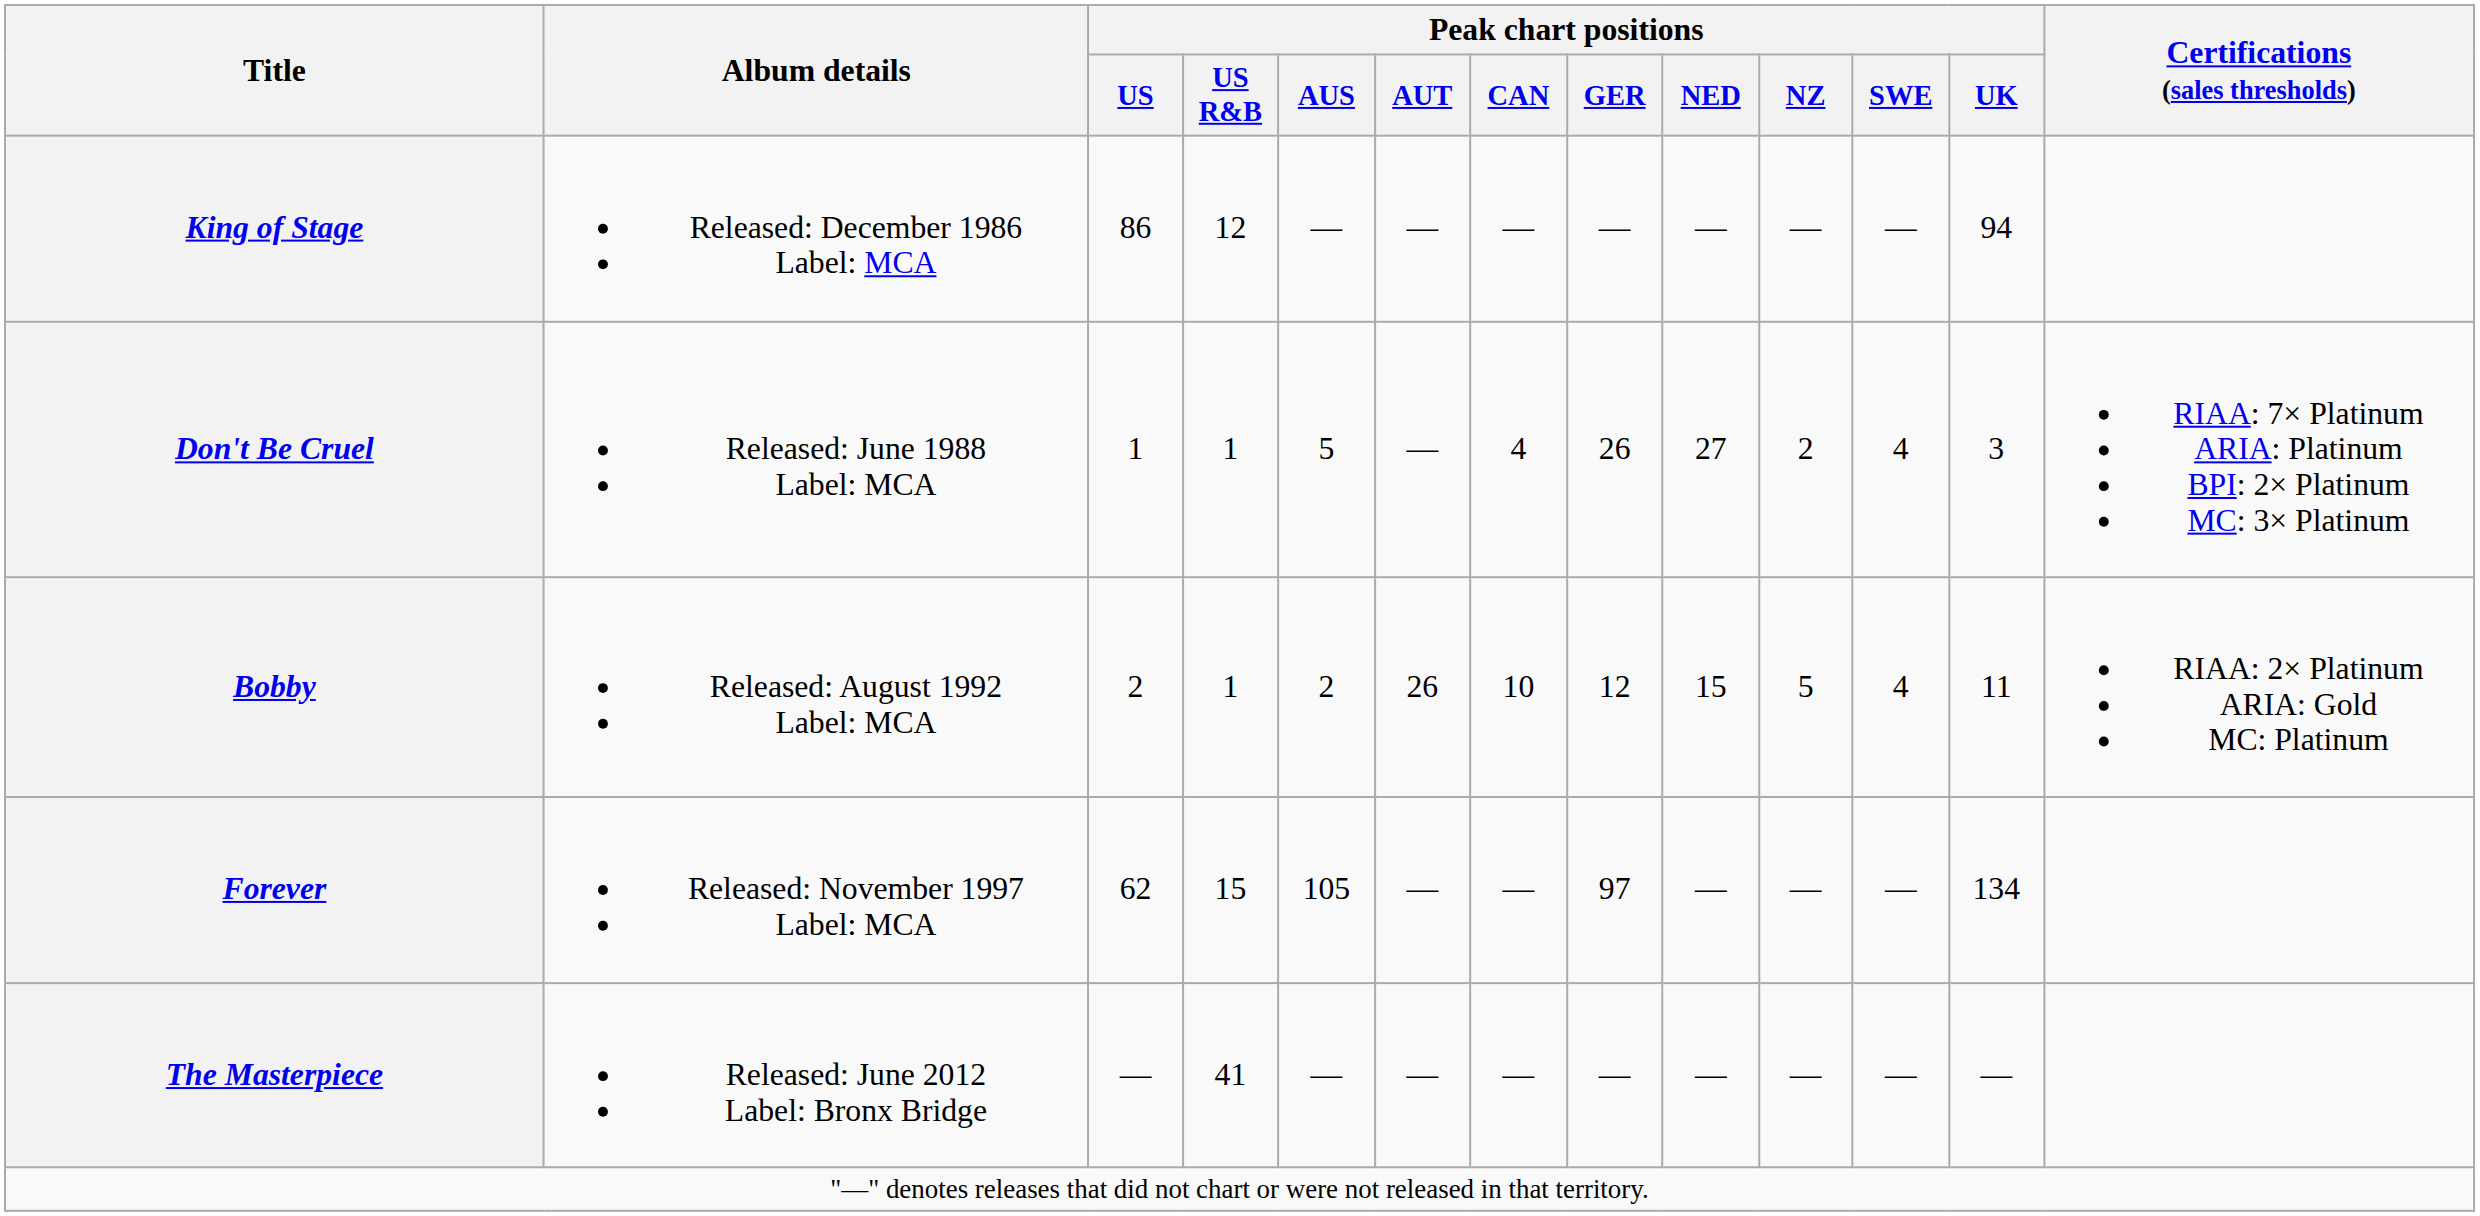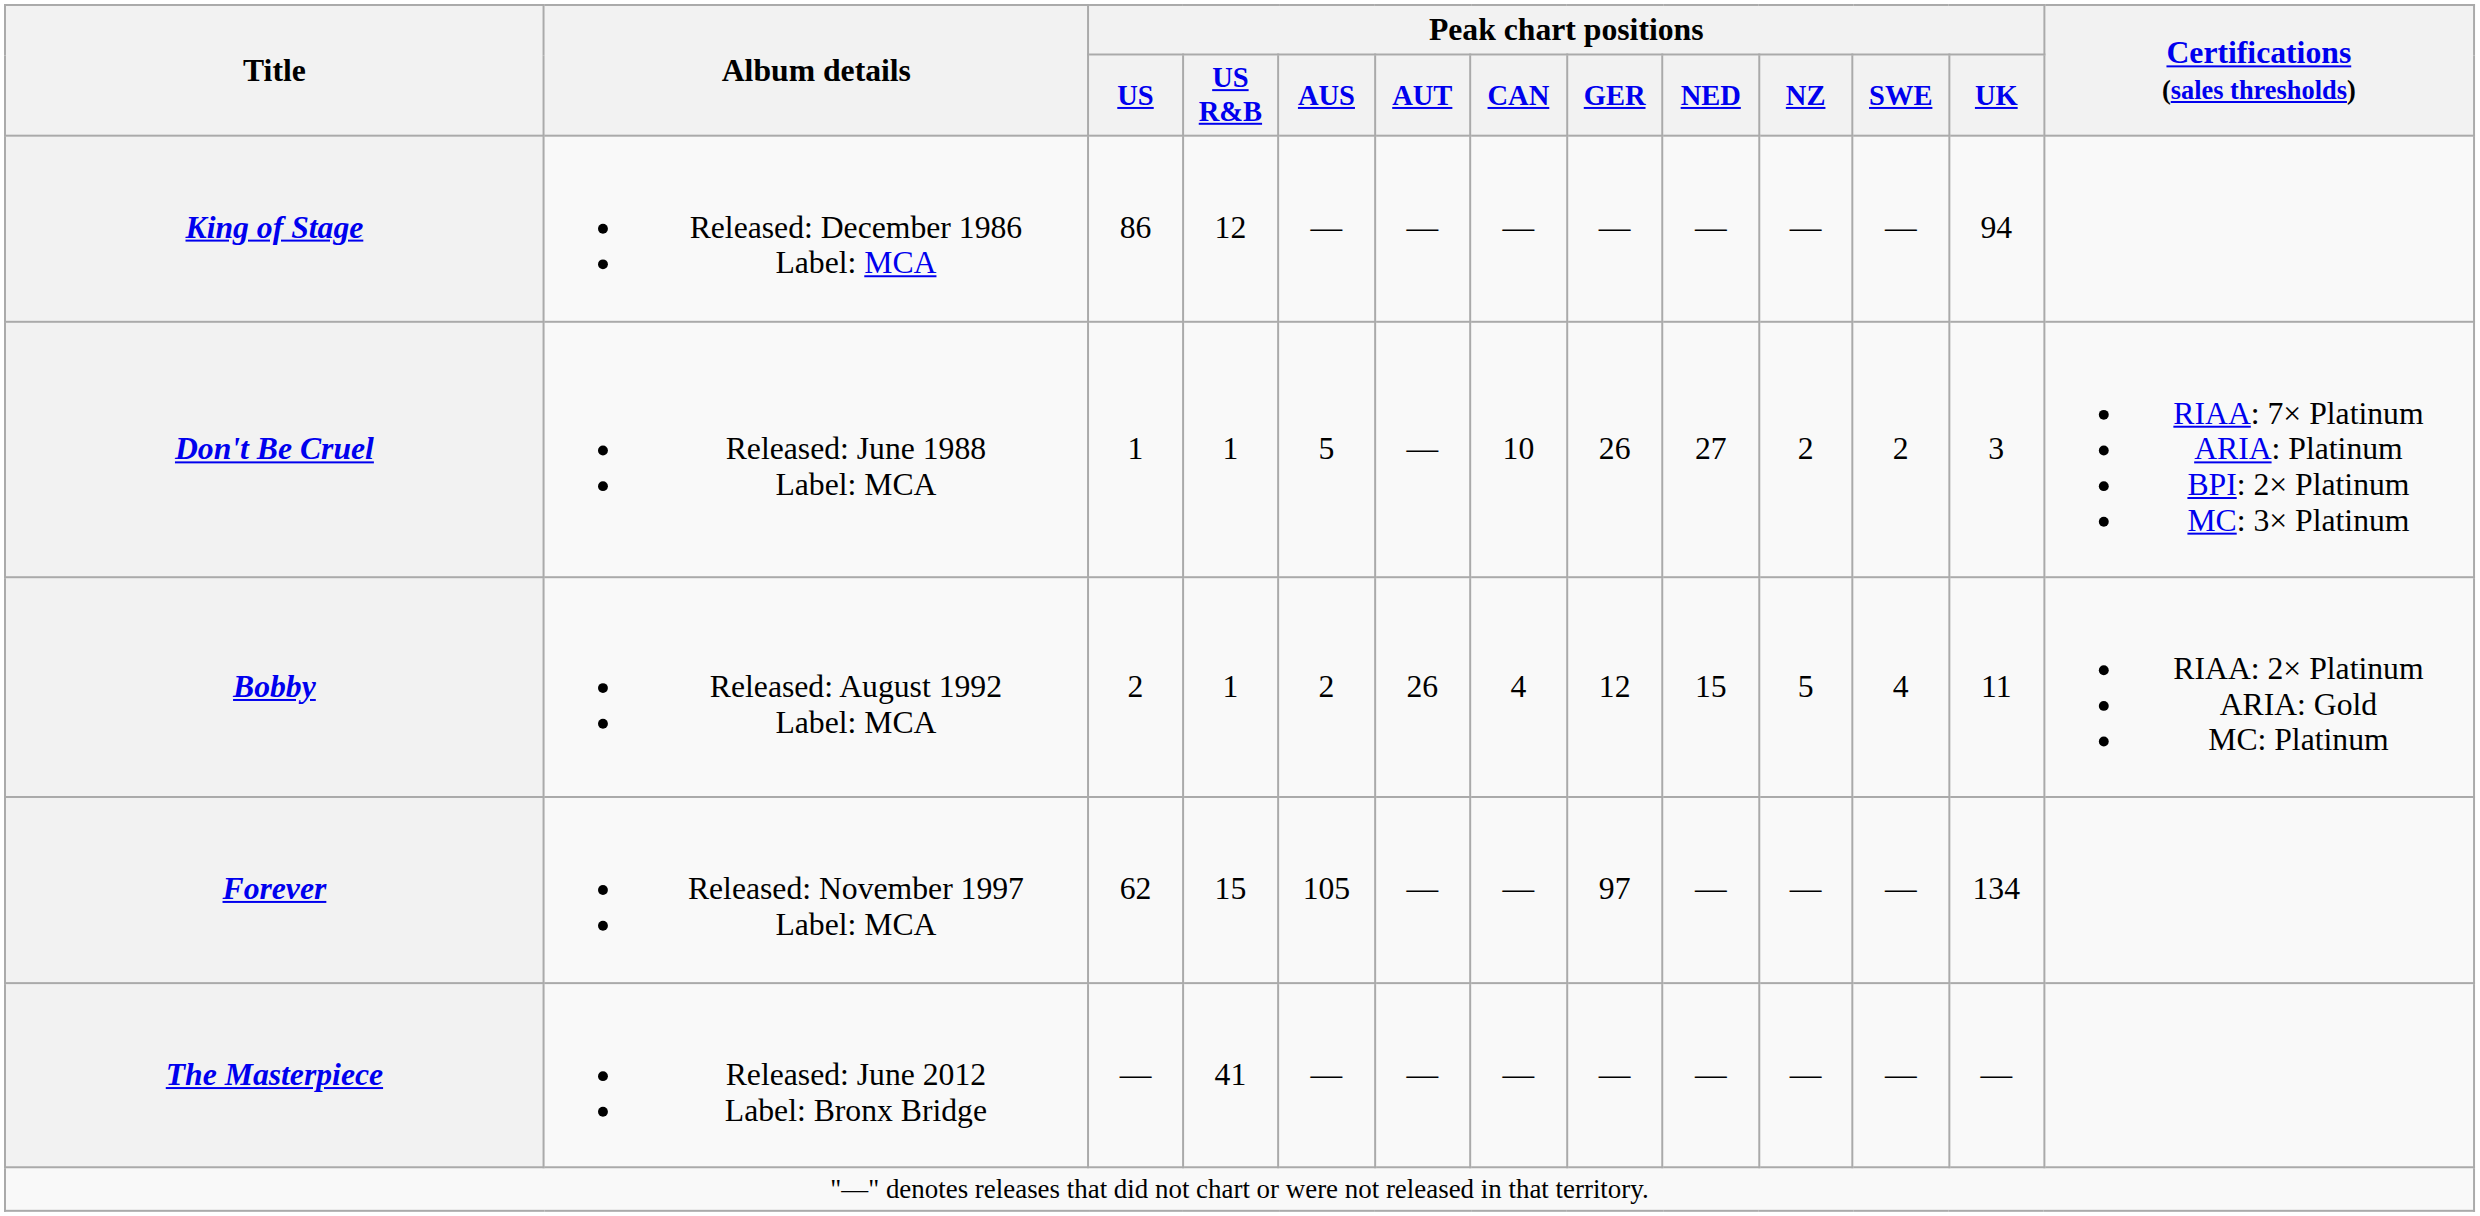(1518, 448) 4 -> (1518, 448) 10
(1901, 448) 4 -> (1901, 448) 2
(1518, 686) 10 -> (1518, 686) 4
